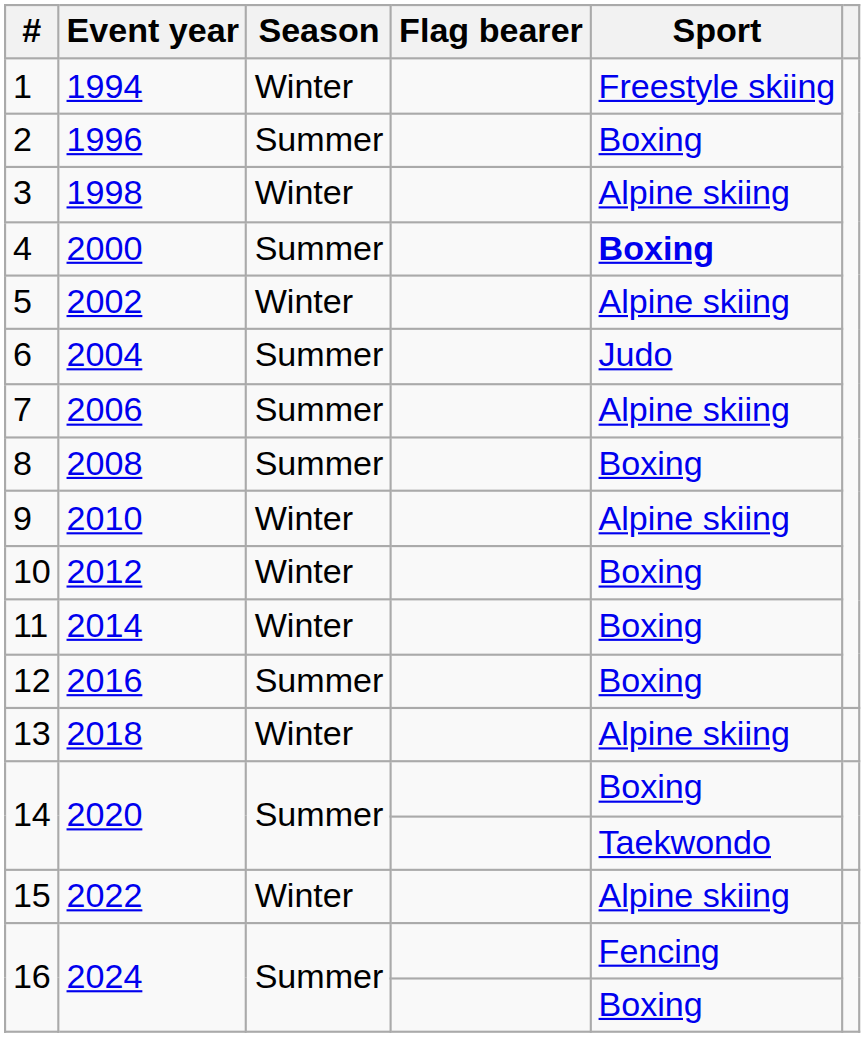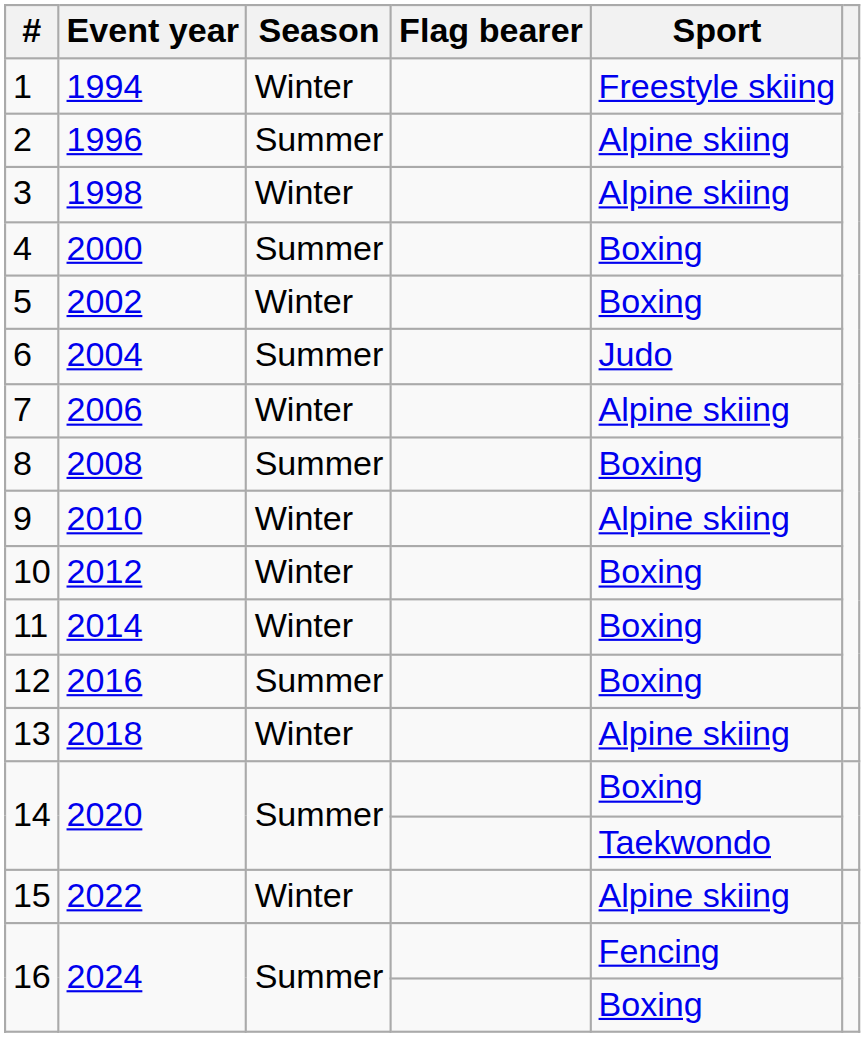(651, 139) Boxing -> (694, 139) Alpine skiing
(656, 247) bold -> (651, 247) normal
(694, 301) Alpine skiing -> (651, 301) Boxing
(319, 409) Summer -> (304, 409) Winter
